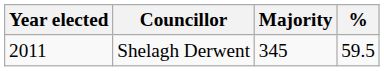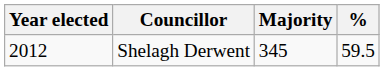(28, 50) 2011 -> (28, 50) 2012
